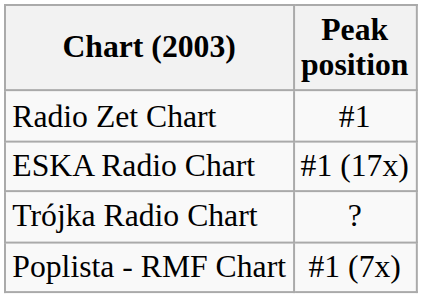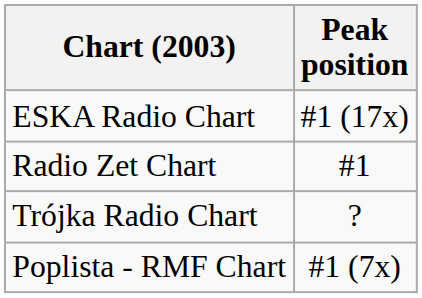rows swapped: (134, 165) <-> (114, 115)
